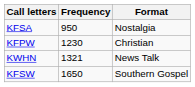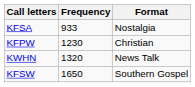(69, 27) 950 -> (69, 27) 933
(72, 58) 1321 -> (72, 58) 1320
